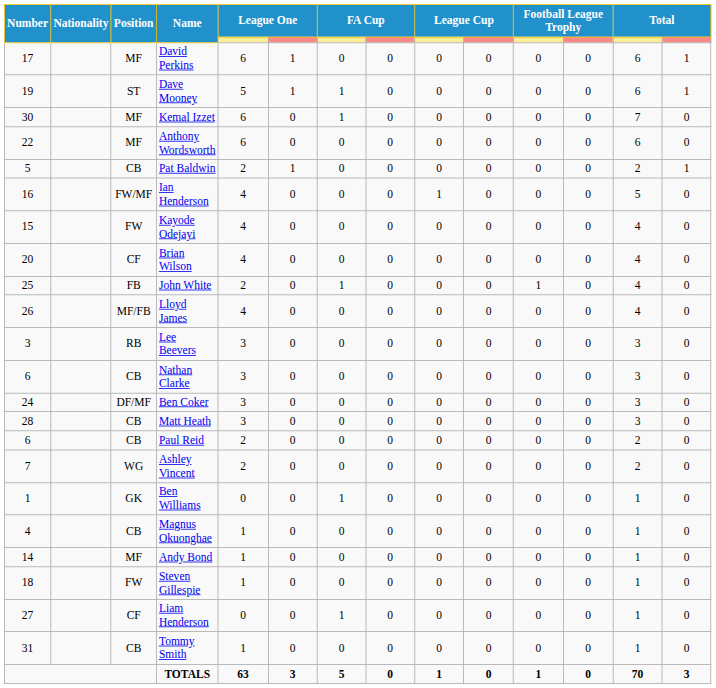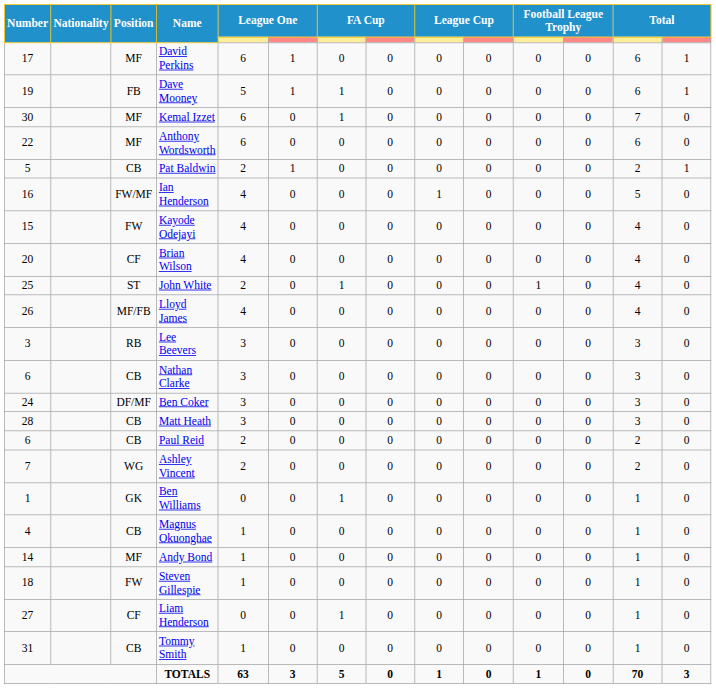(134, 91) ST -> (134, 91) FB
(134, 285) FB -> (134, 285) ST
